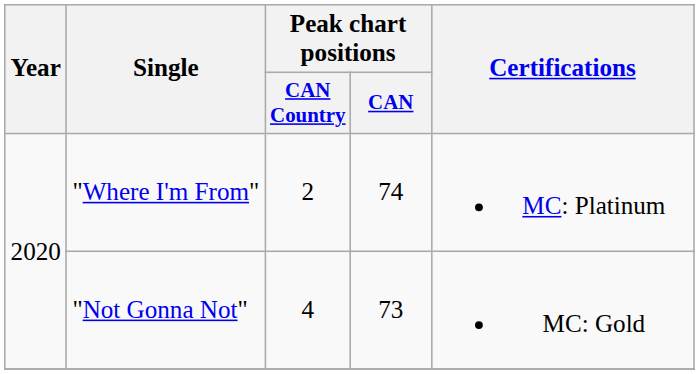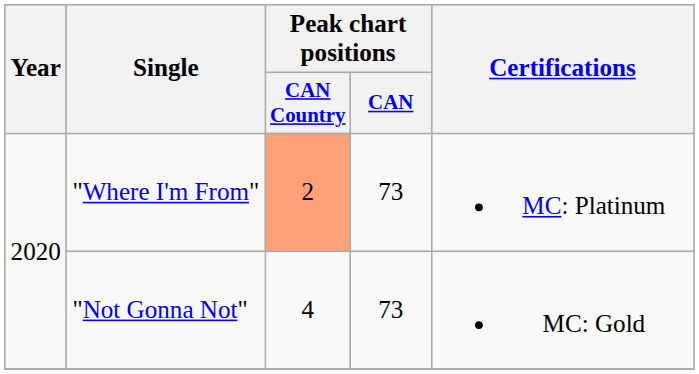(308, 191) no background -> (308, 191) lightsalmon background
(391, 191) 74 -> (391, 191) 73
